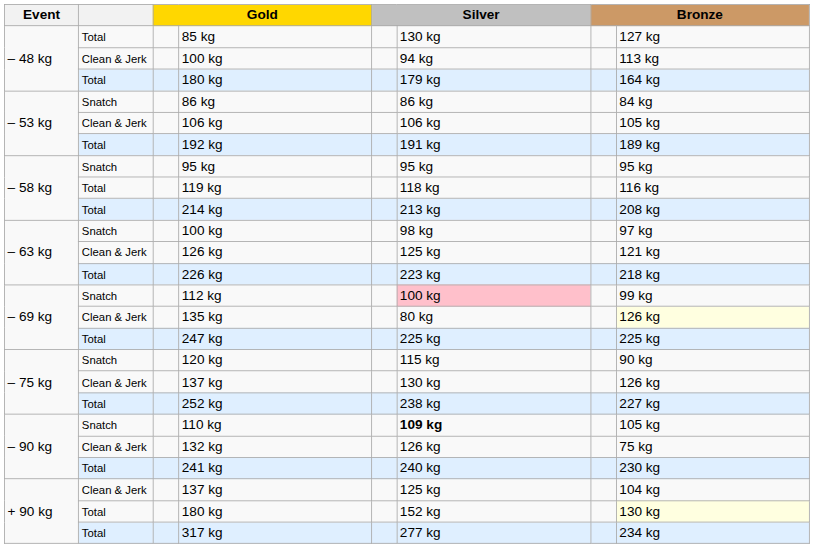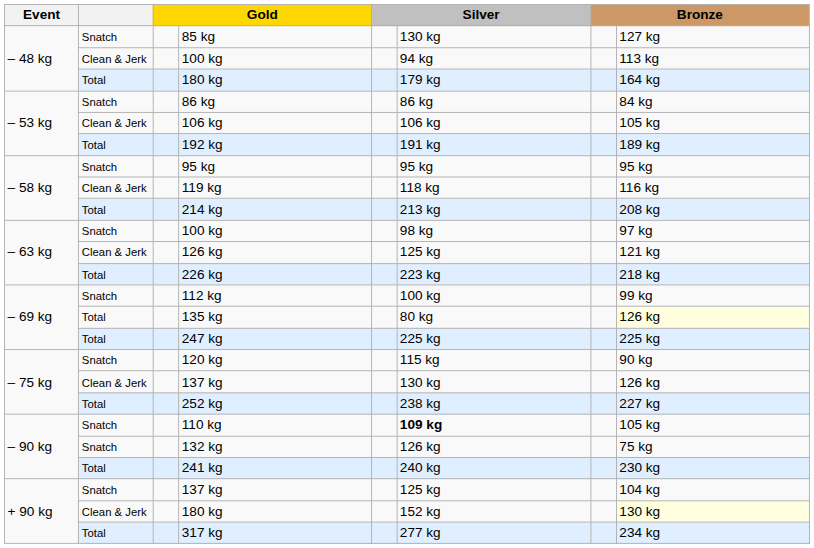(94, 37) Total -> (99, 37) Snatch
(94, 188) Total -> (114, 188) Clean & Jerk
(420, 295) pink background -> (420, 295) no background
(114, 318) Clean & Jerk -> (94, 318) Total
(114, 447) Clean & Jerk -> (99, 447) Snatch
(114, 490) Clean & Jerk -> (99, 490) Snatch
(94, 512) Total -> (114, 512) Clean & Jerk
